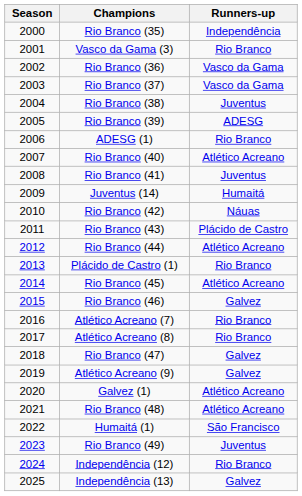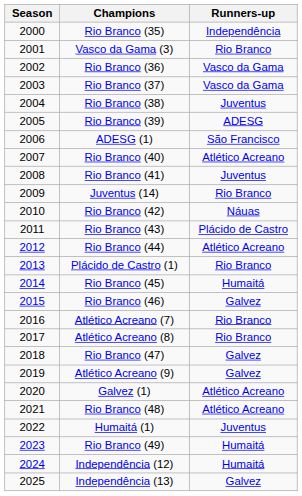(243, 139) Rio Branco -> (243, 139) São Francisco
(243, 193) Humaitá -> (243, 193) Rio Branco
(243, 283) Atlético Acreano -> (243, 283) Humaitá
(243, 427) São Francisco -> (243, 427) Juventus
(243, 445) Juventus -> (243, 445) Humaitá
(243, 463) Rio Branco -> (243, 463) Humaitá
